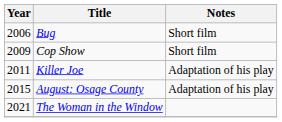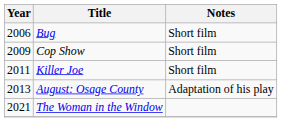(221, 70) Adaptation of his play -> (192, 70) Short film
(19, 88) 2015 -> (19, 88) 2013
